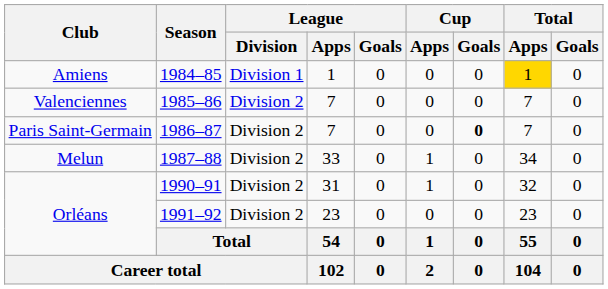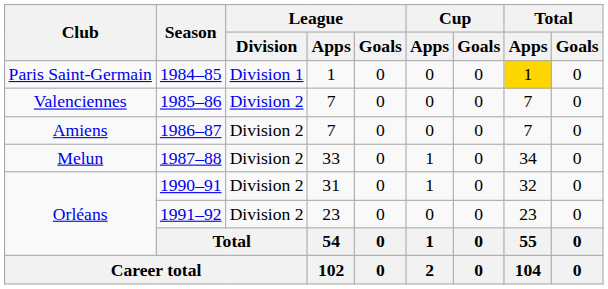(80, 74) Amiens -> (80, 74) Paris Saint-Germain
(80, 130) Paris Saint-Germain -> (80, 130) Amiens
(479, 130) bold -> (479, 130) normal
